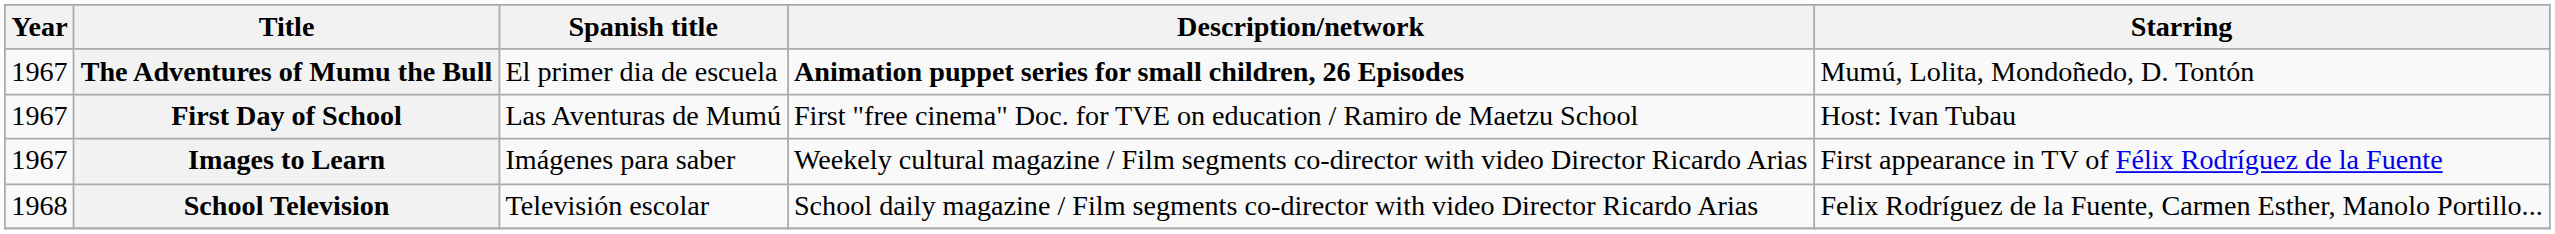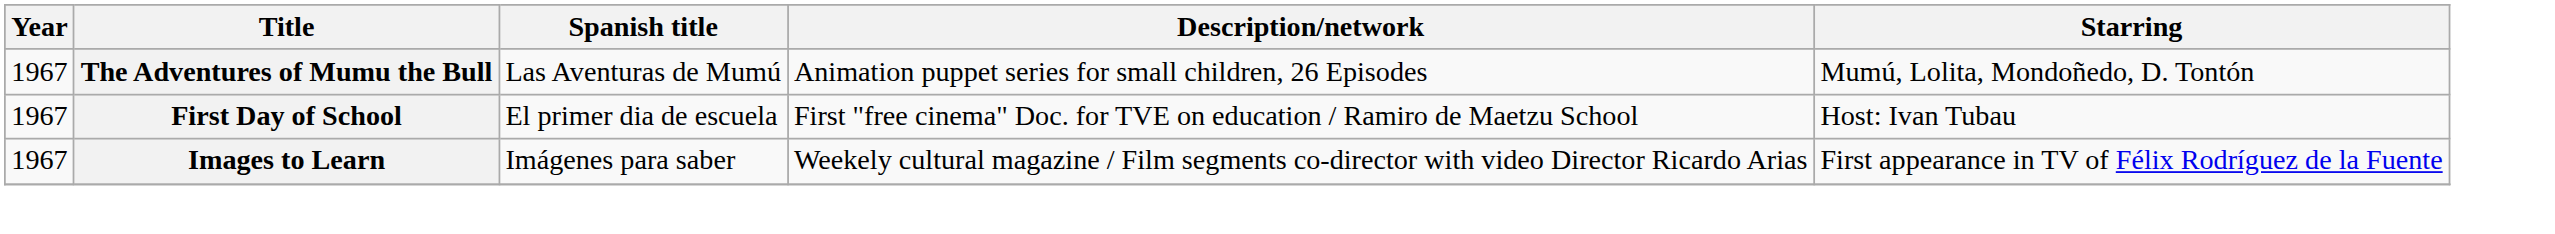(641, 71) El primer dia de escuela -> (643, 71) Las Aventuras de Mumú
(1129, 71) bold -> (1111, 71) normal
(643, 116) Las Aventuras de Mumú -> (641, 116) El primer dia de escuela
- row: (287, 205)
